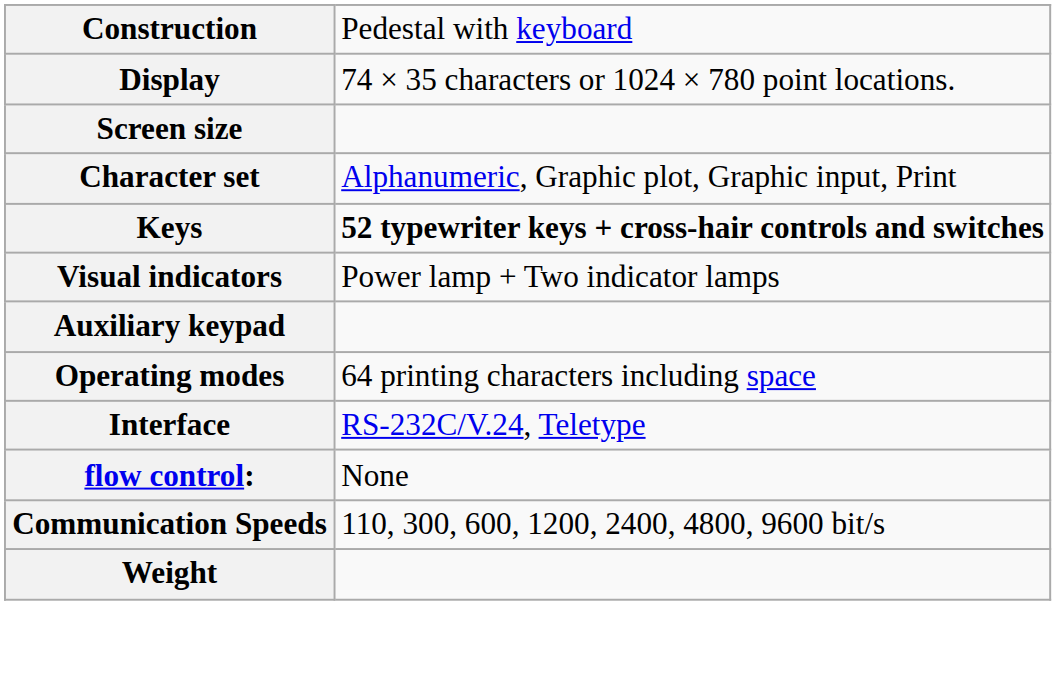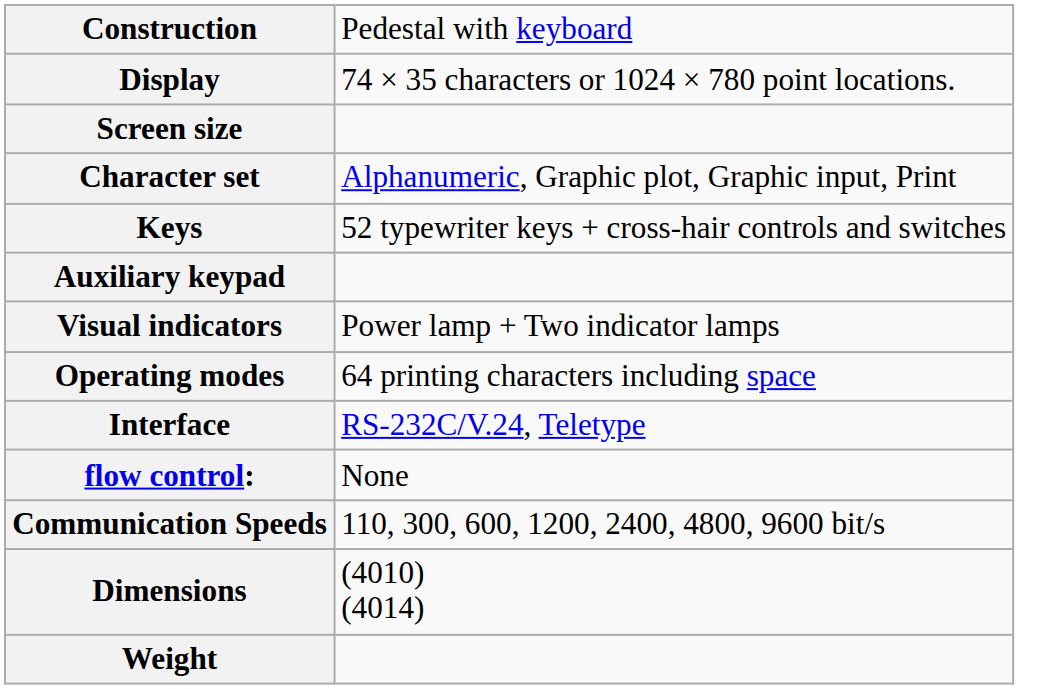(693, 227) bold -> (674, 227) normal
rows swapped: (169, 326) <-> (169, 276)
+ row: (169, 591)
